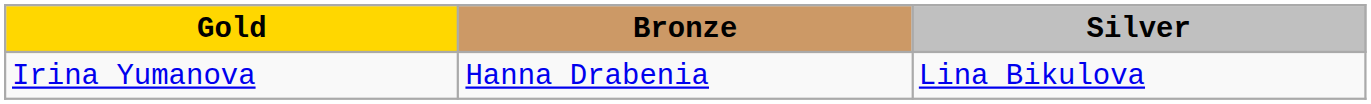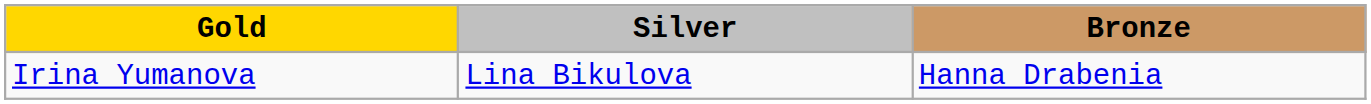columns swapped: (1139, 29) <-> (685, 29)
